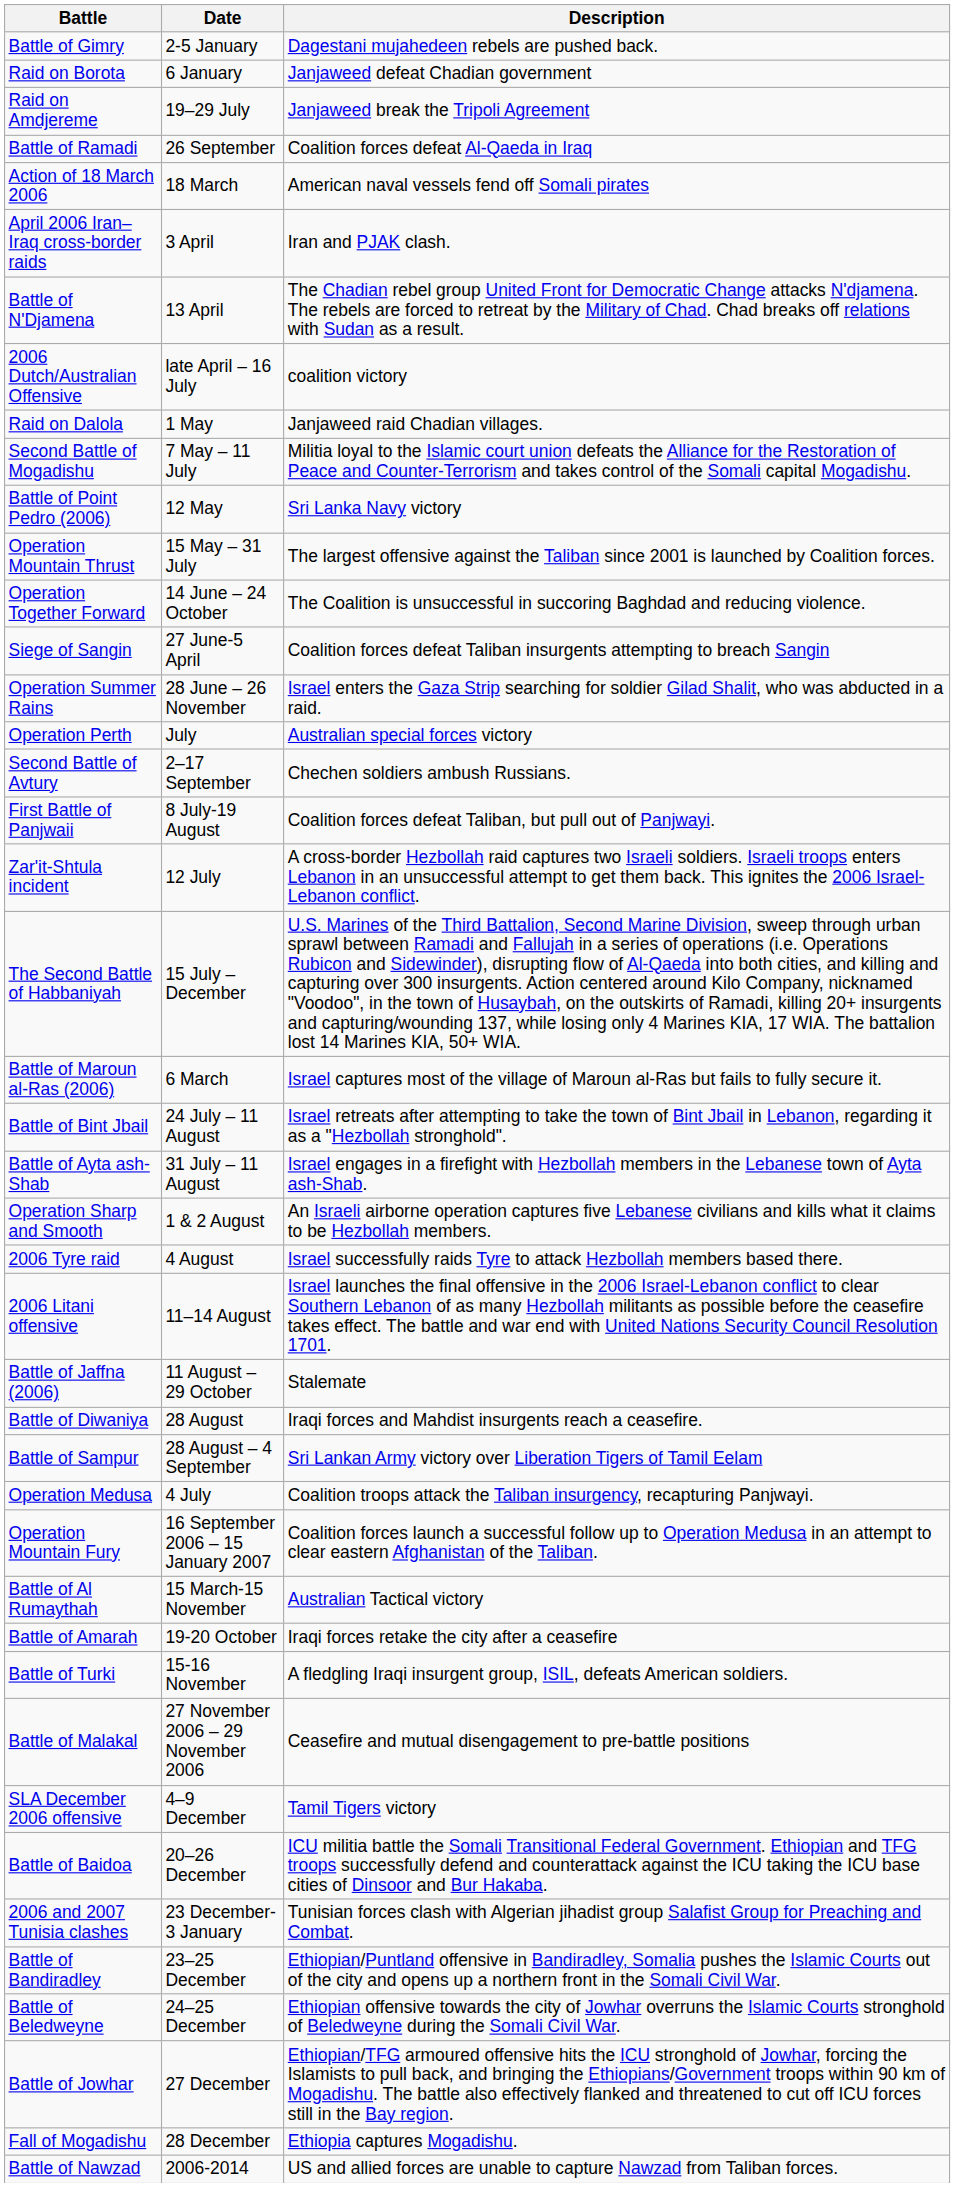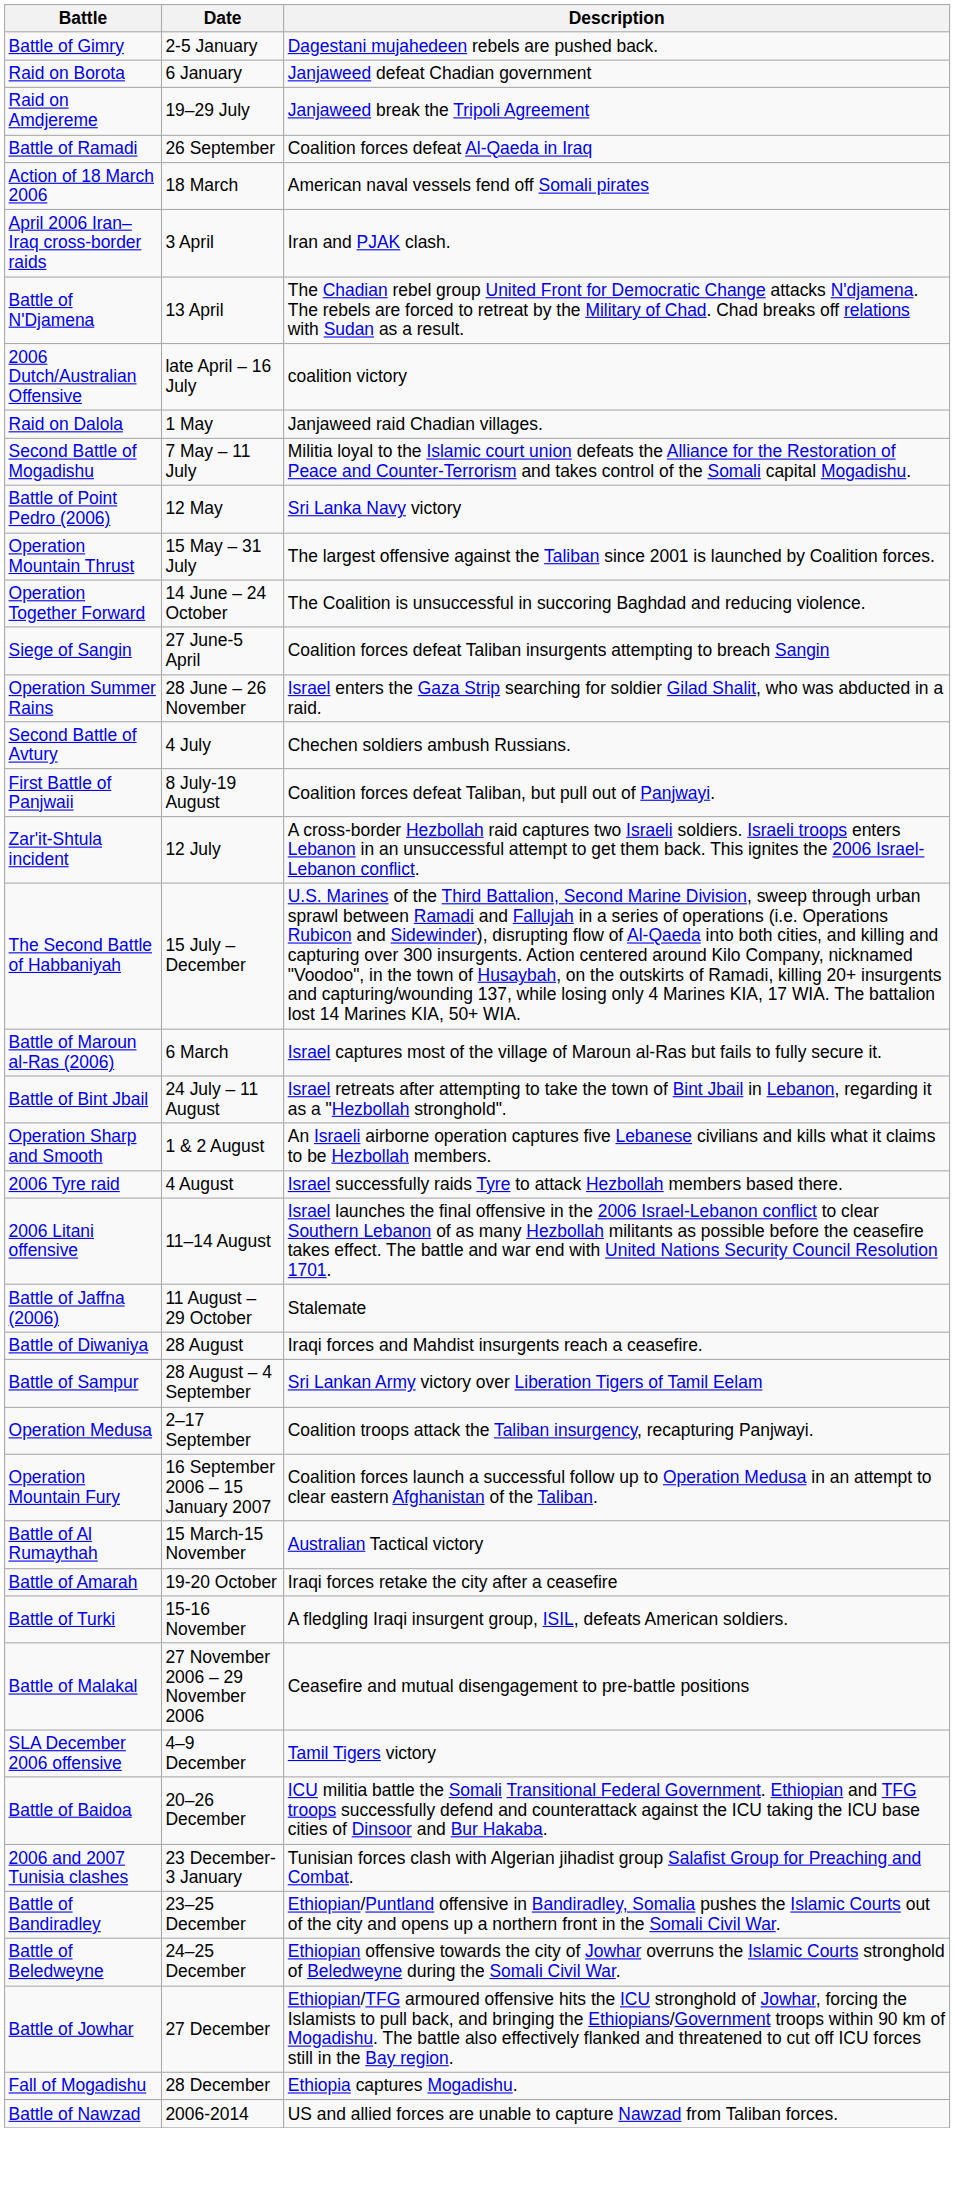- row: (70, 735)
(208, 773) 2–17 September -> (188, 745) 4 July
- row: (79, 1174)
(188, 1495) 4 July -> (208, 1430) 2–17 September
